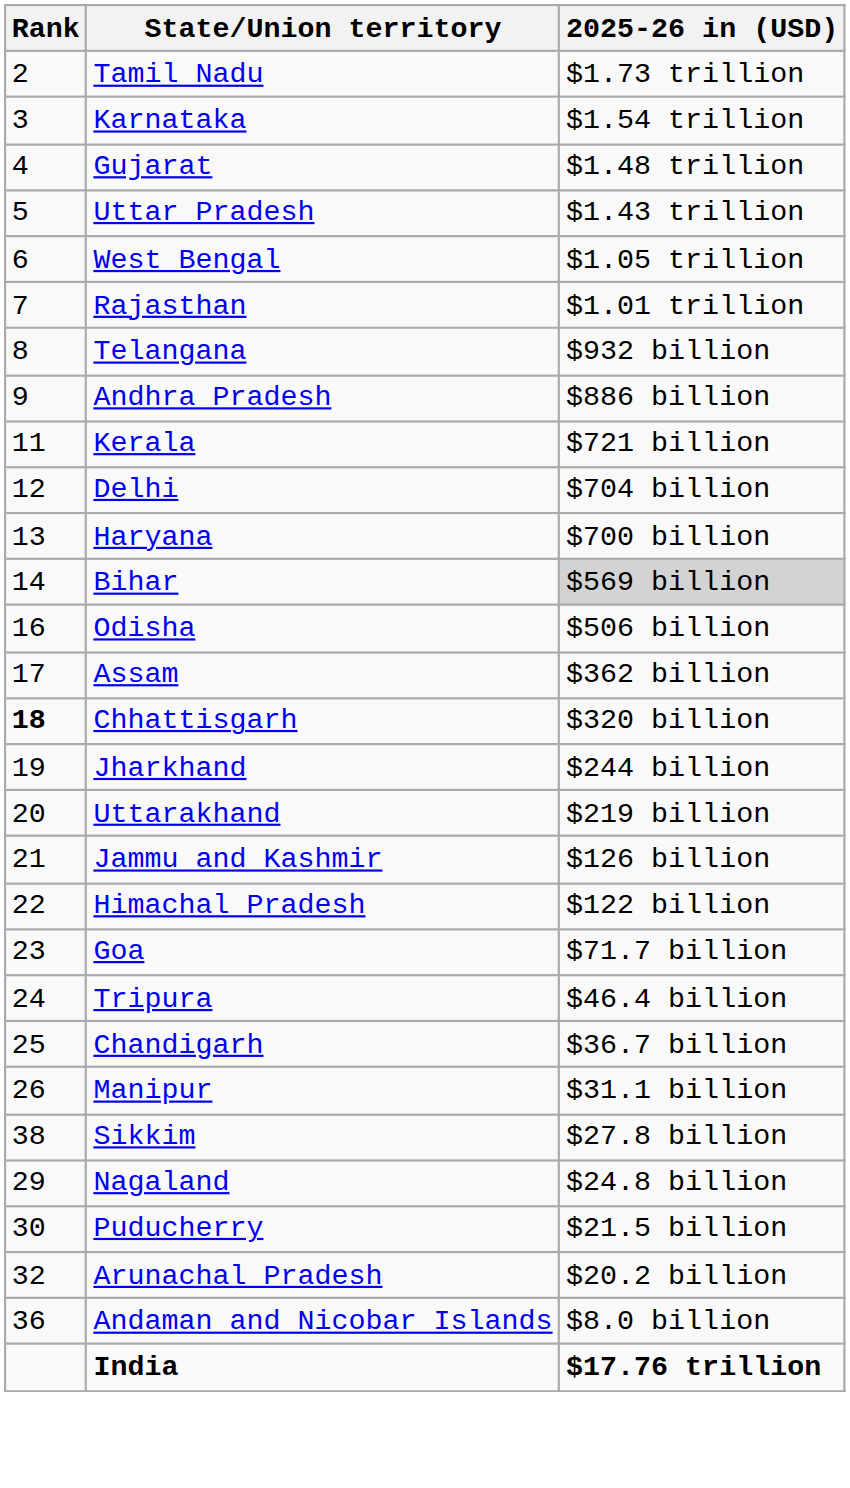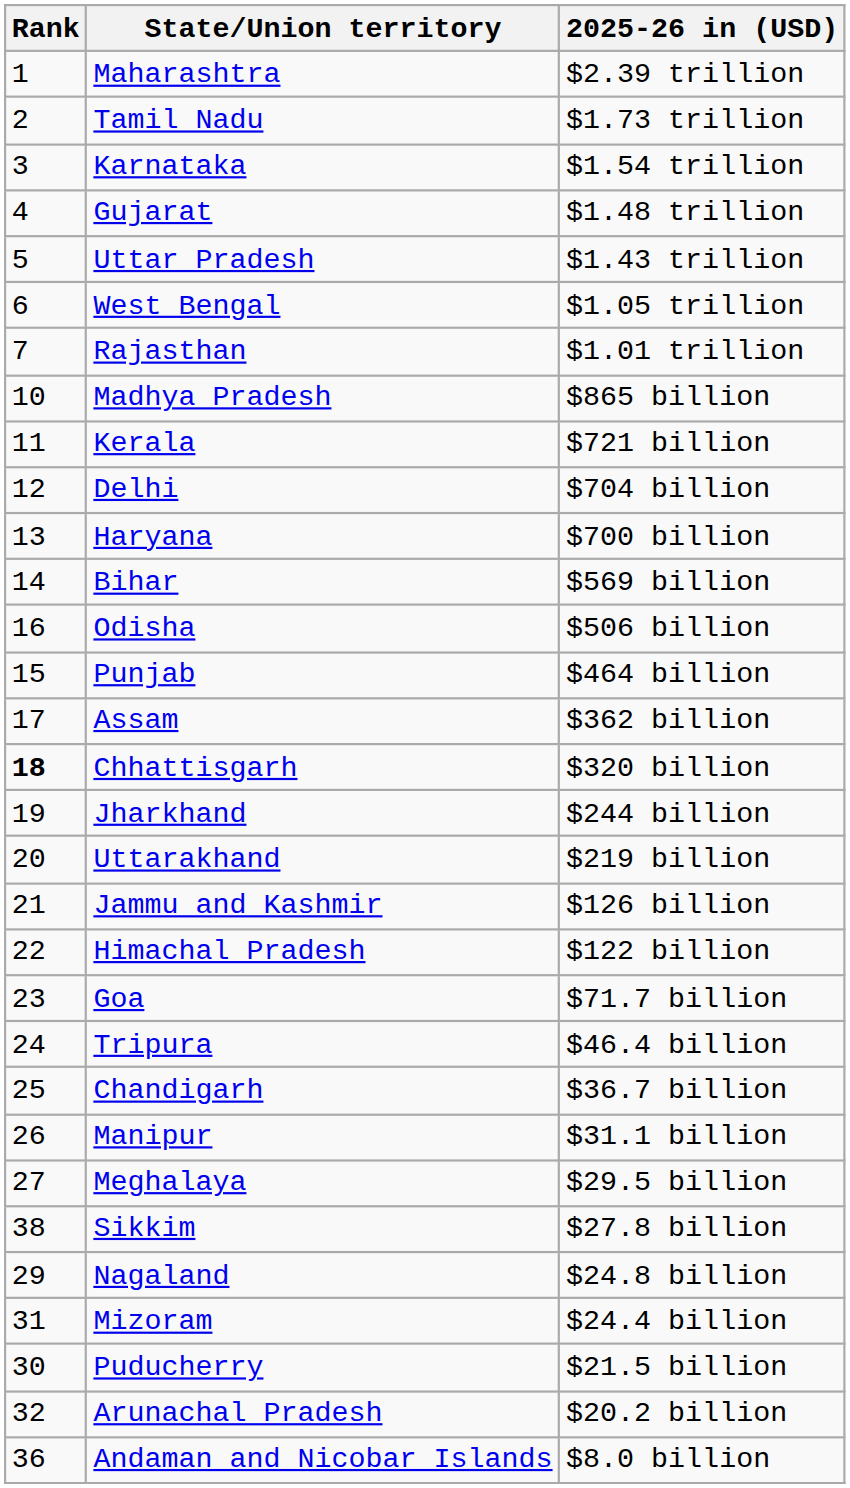+ row: (187, 74)
- row: (170, 352)
- row: (212, 398)
+ row: (212, 398)
(668, 582) lightgrey background -> (668, 582) no background
+ row: (144, 675)
+ row: (170, 1183)
+ row: (153, 1321)
- row: (136, 1368)
